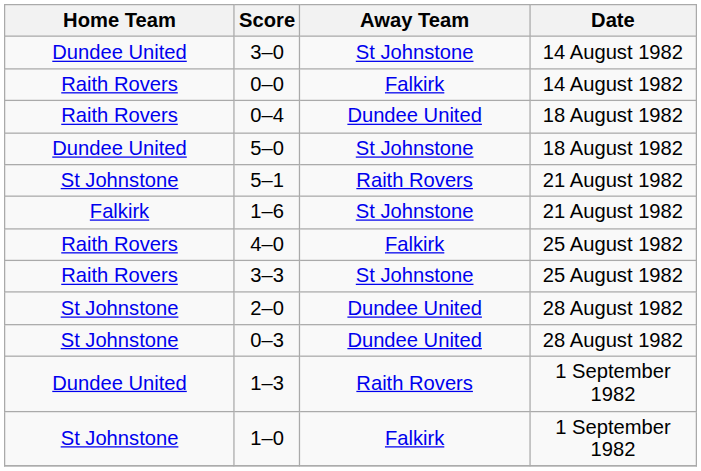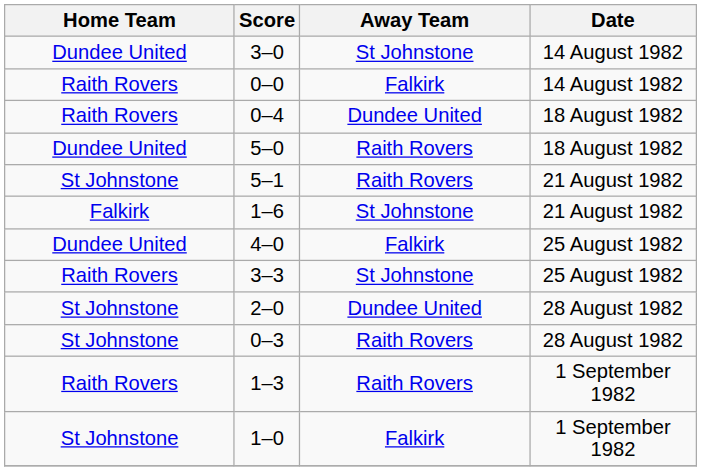(415, 148) St Johnstone -> (415, 148) Raith Rovers
(120, 244) Raith Rovers -> (120, 244) Dundee United
(415, 340) Dundee United -> (415, 340) Raith Rovers
(120, 383) Dundee United -> (120, 383) Raith Rovers
